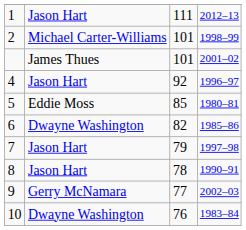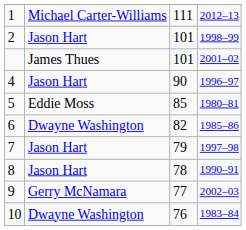(58, 15) Jason Hart -> (97, 15) Michael Carter-Williams
(97, 37) Michael Carter-Williams -> (58, 37) Jason Hart
(180, 81) 92 -> (180, 81) 90
